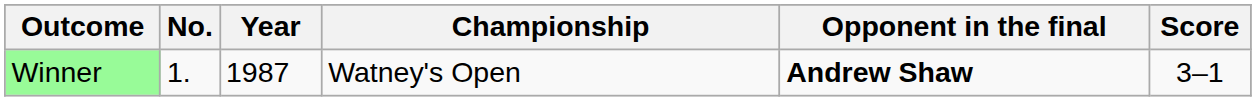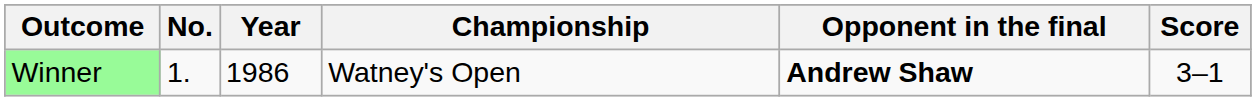(258, 72) 1987 -> (258, 72) 1986
